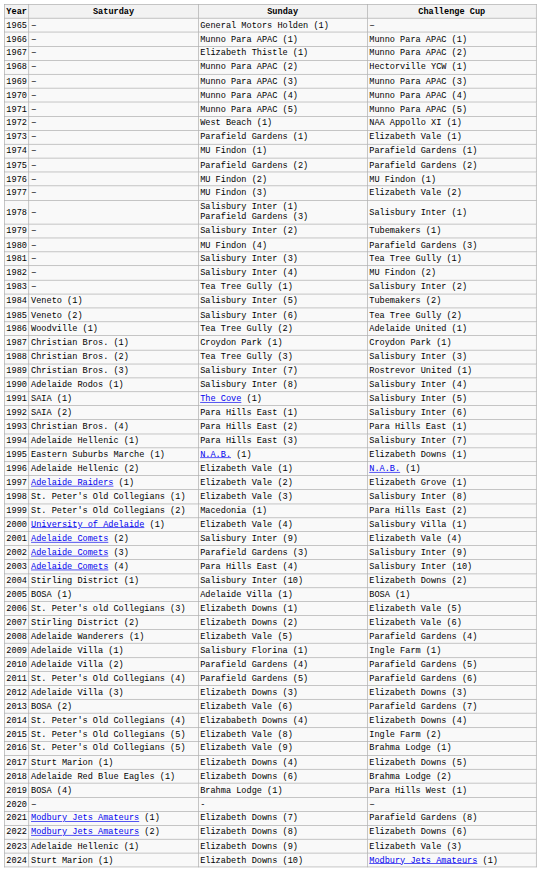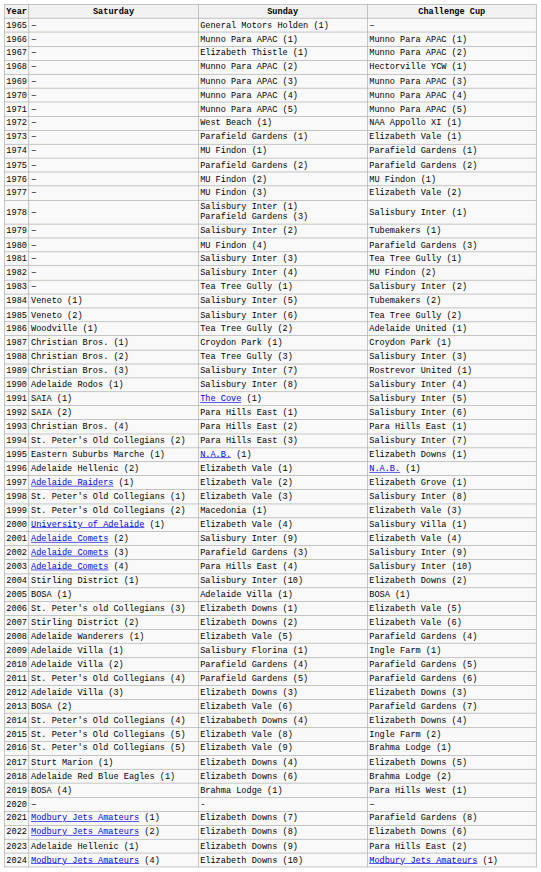(85, 441) Adelaide Hellenic (1) -> (108, 441) St. Peter's Old Collegians (2)
(418, 511) Para Hills East (2) -> (416, 511) Elizabeth Vale (3)
(416, 846) Elizabeth Vale (3) -> (418, 846) Para Hills East (2)
(72, 860) Sturt Marion (1) -> (95, 860) Modbury Jets Amateurs (4)
